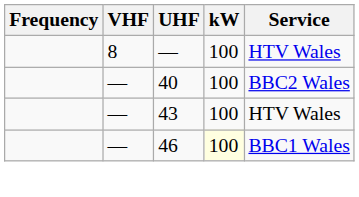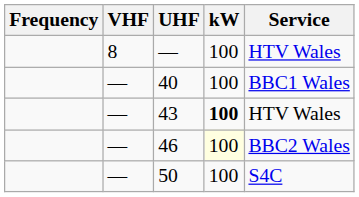(299, 82) BBC2 Wales -> (299, 82) BBC1 Wales
(224, 113) normal -> (224, 113) bold
(299, 144) BBC1 Wales -> (299, 144) BBC2 Wales
+ row: (168, 176)
